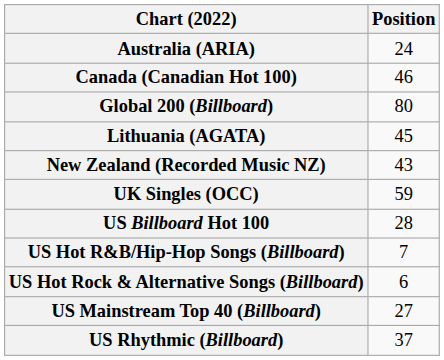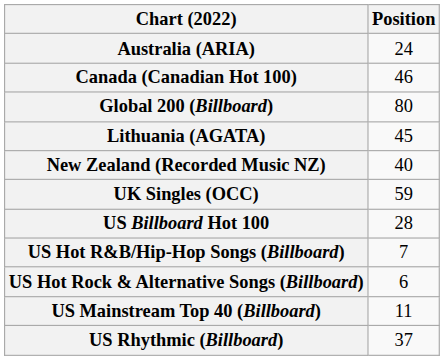(404, 164) 43 -> (404, 164) 40
(404, 310) 27 -> (404, 310) 11
